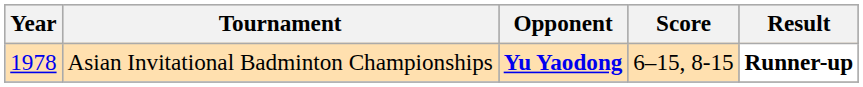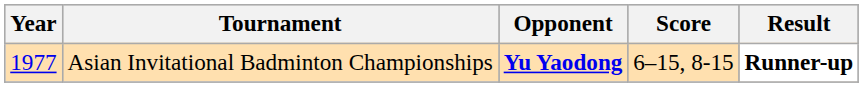(33, 62) 1978 -> (33, 62) 1977
